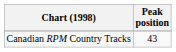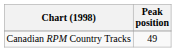(152, 39) 43 -> (152, 39) 49
